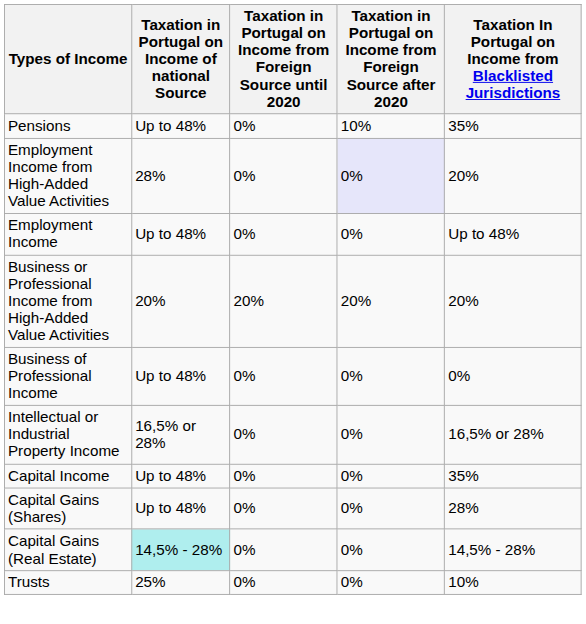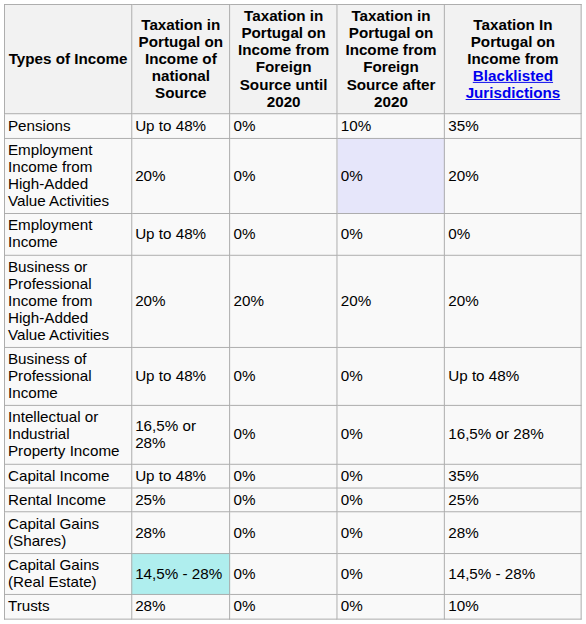(150, 175) 28% -> (150, 175) 20%
(484, 234) Up to 48% -> (459, 234) 0%
(459, 376) 0% -> (484, 376) Up to 48%
+ row: (57, 500)
(171, 508) Up to 48% -> (150, 532) 28%
(150, 582) 25% -> (150, 606) 28%
